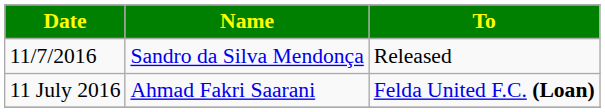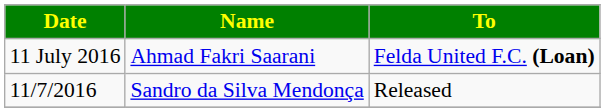rows swapped: (65, 90) <-> (53, 55)
